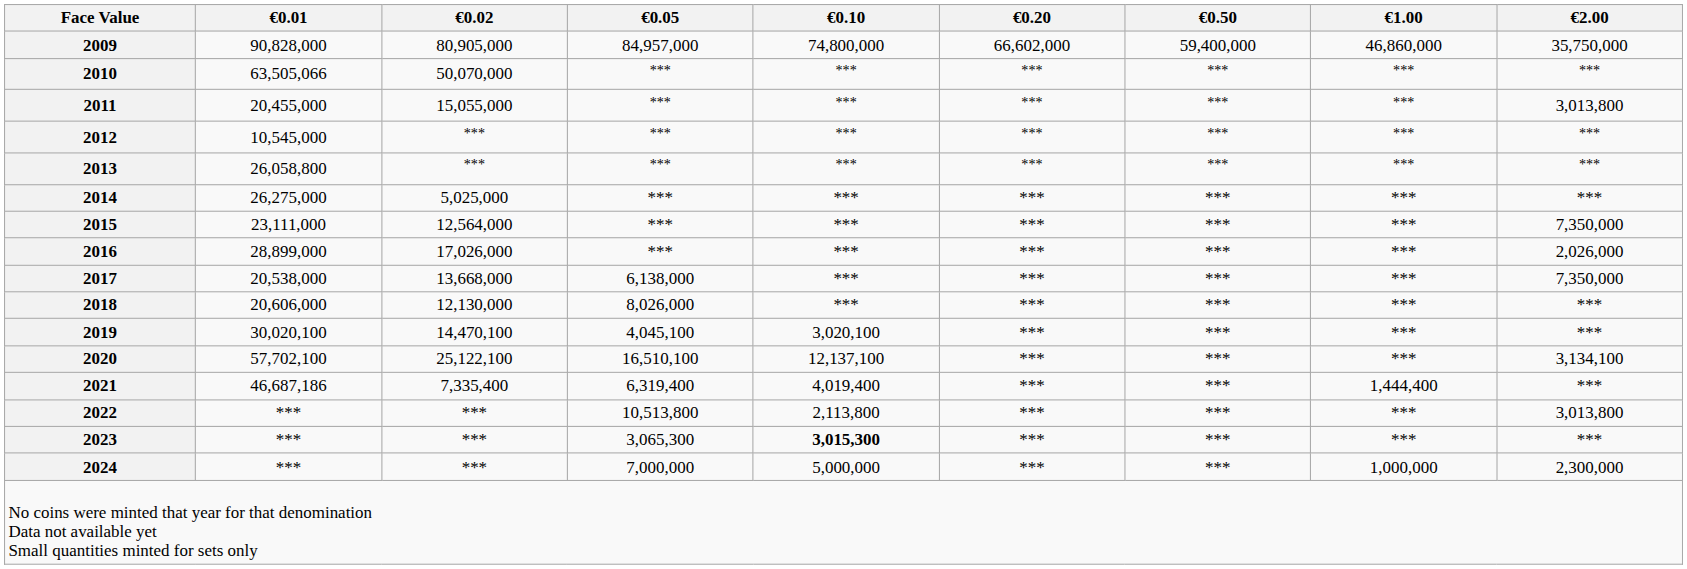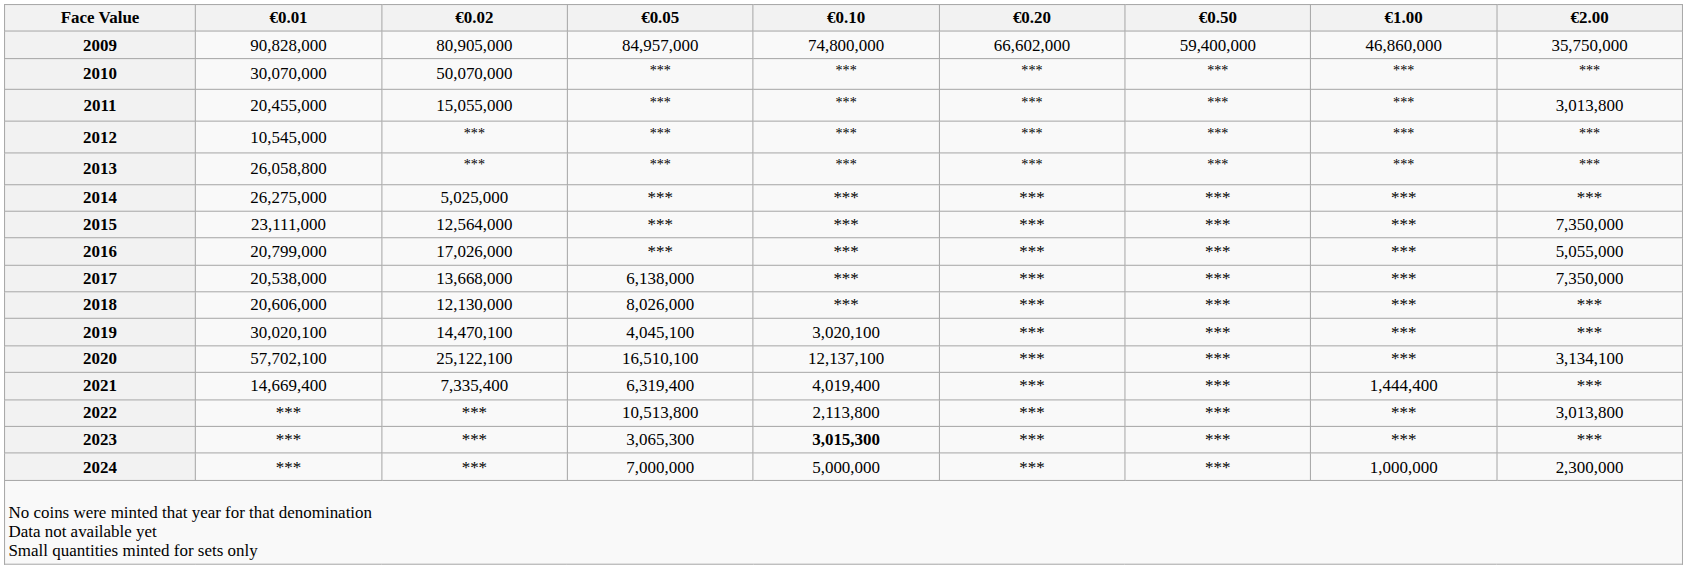(289, 74) 63,505,066 -> (289, 74) 30,070,000
(289, 251) 28,899,000 -> (289, 251) 20,799,000
(1590, 251) 2,026,000 -> (1590, 251) 5,055,000
(289, 385) 46,687,186 -> (289, 385) 14,669,400
